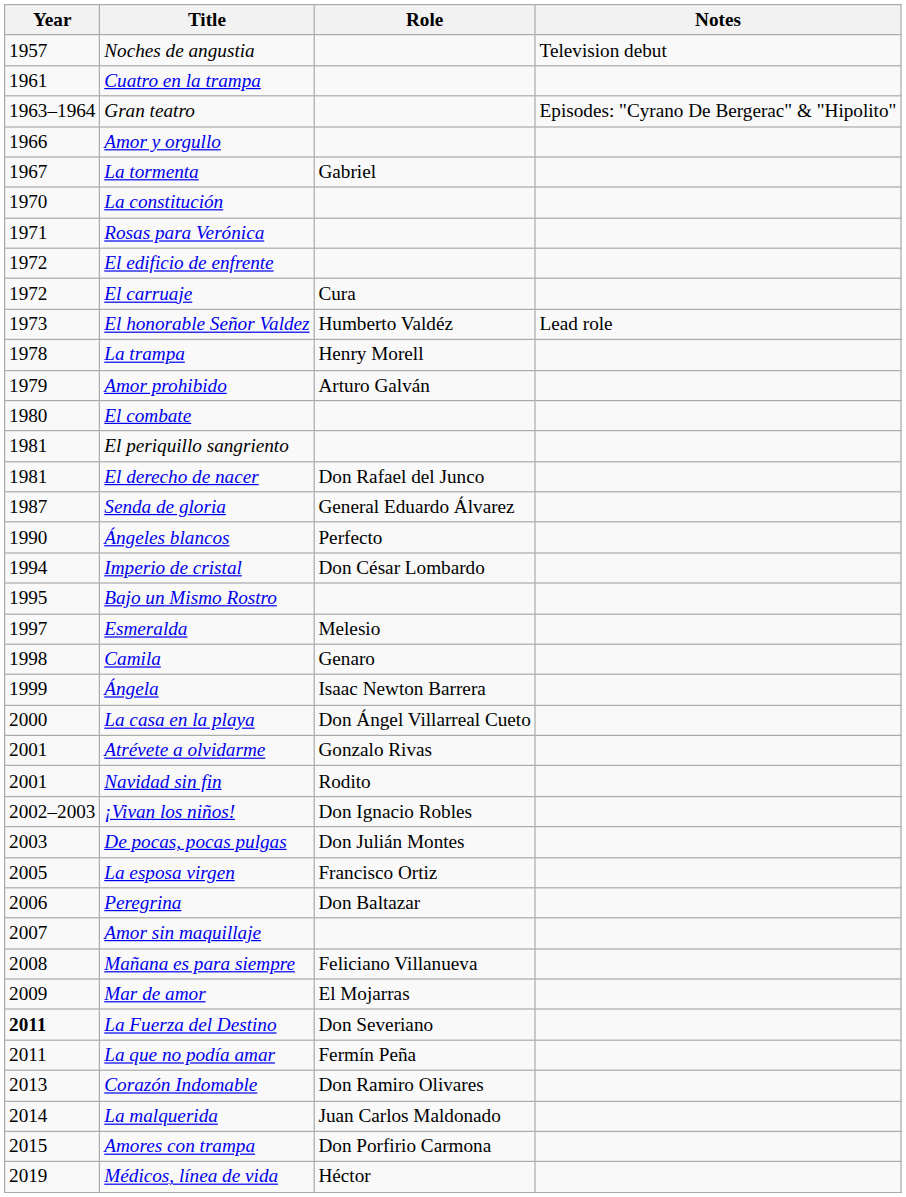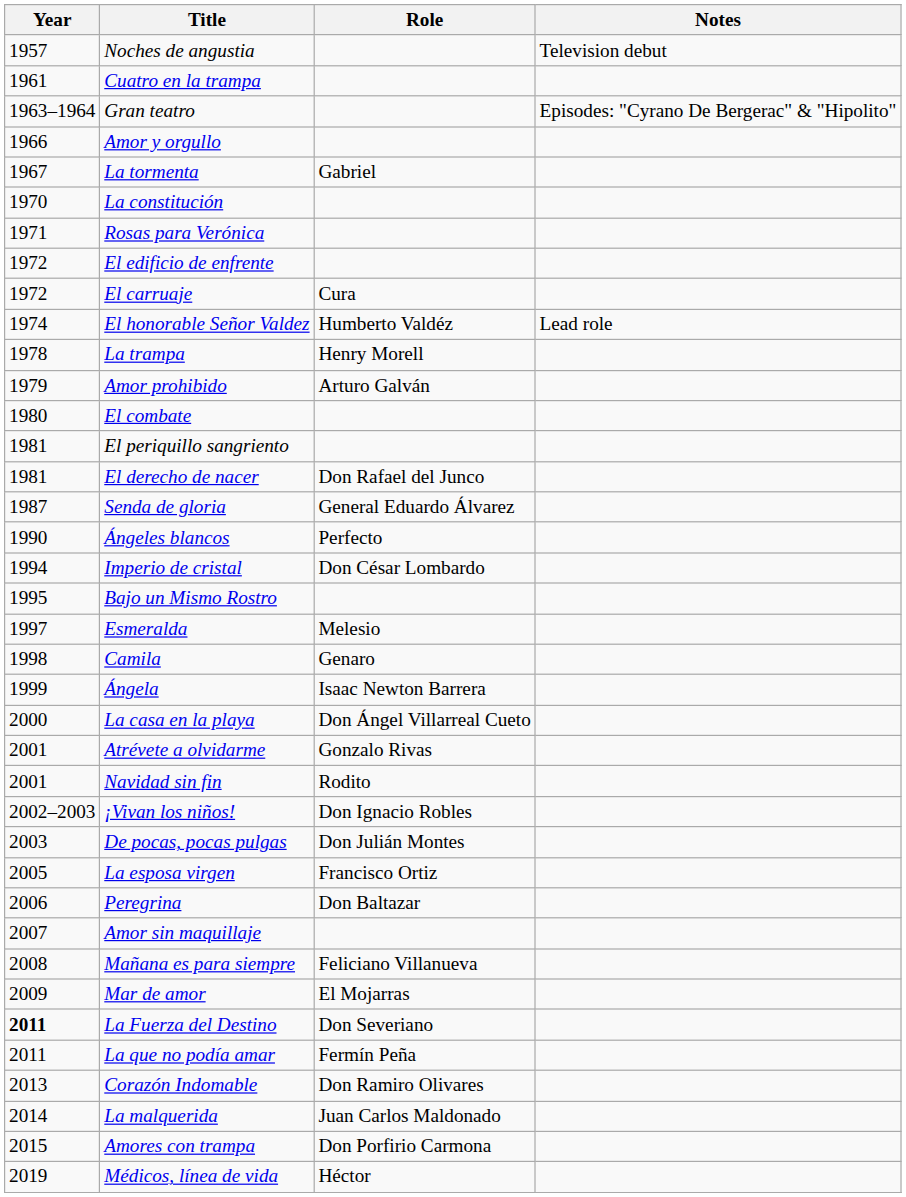(28, 324) 1973 -> (28, 324) 1974
